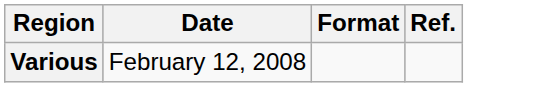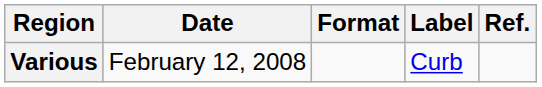+ column: (442, 23)
